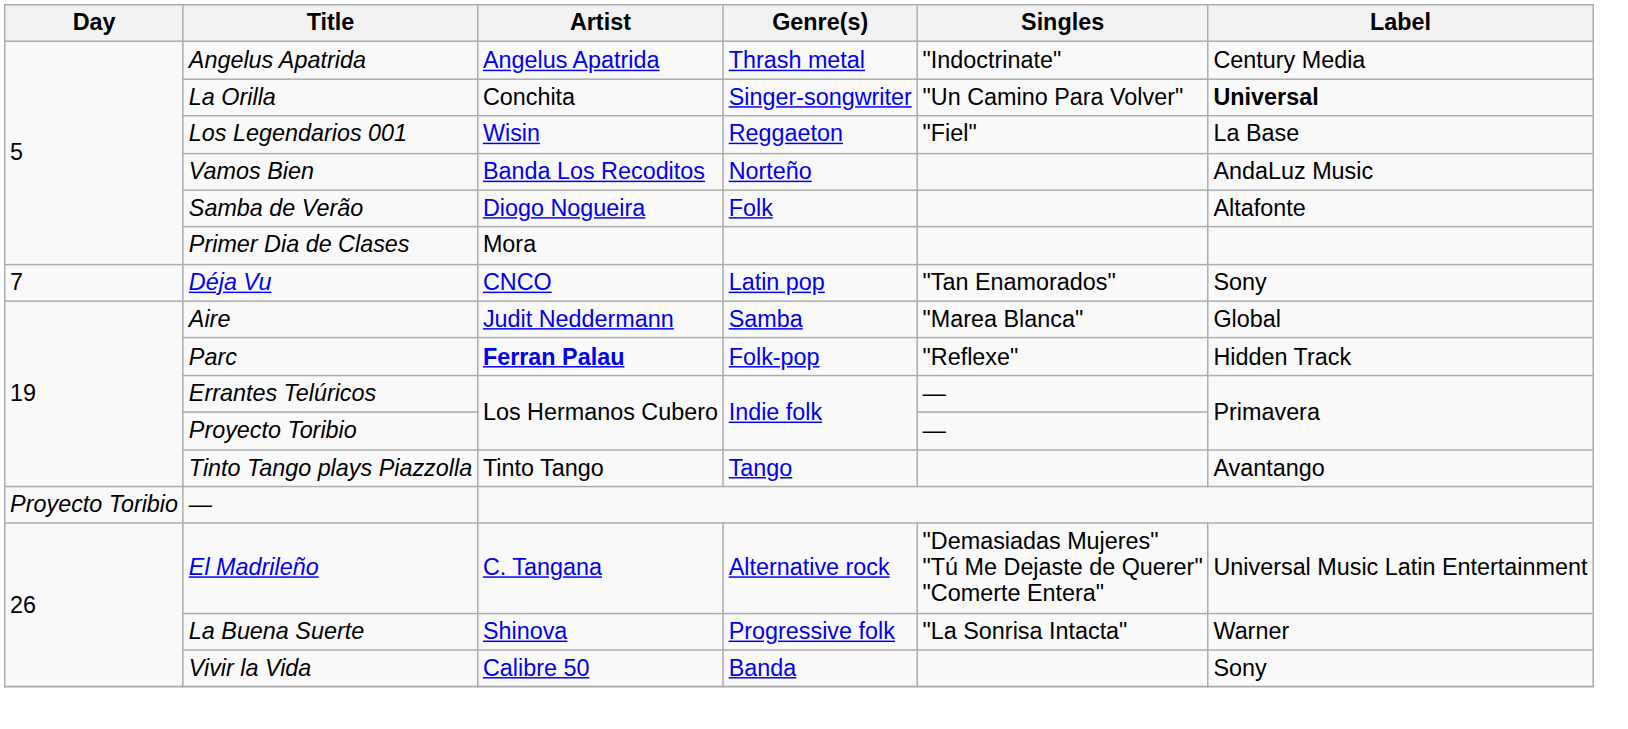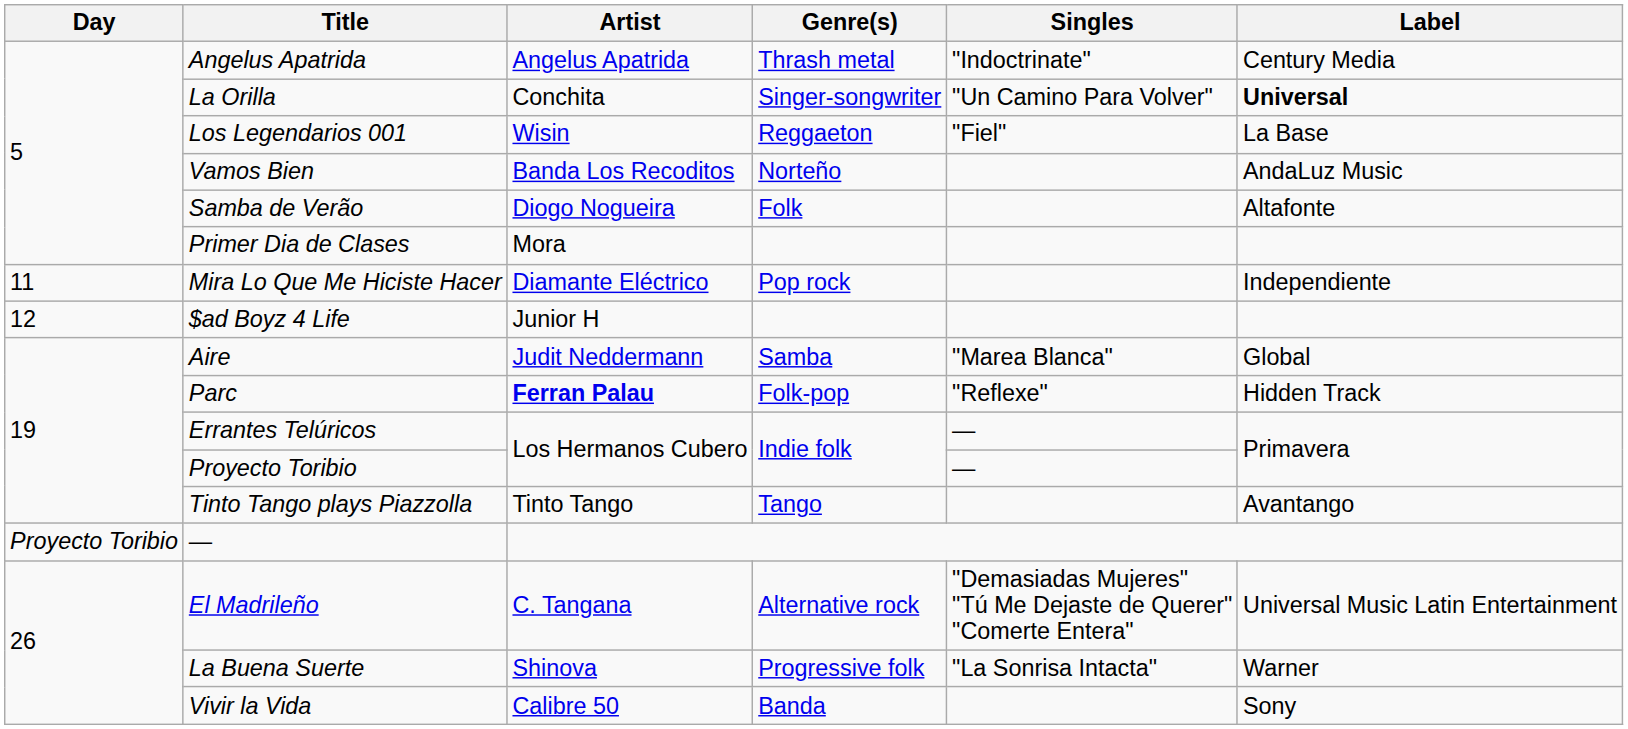- row: (230, 282)
+ row: (345, 282)
+ row: (269, 319)
